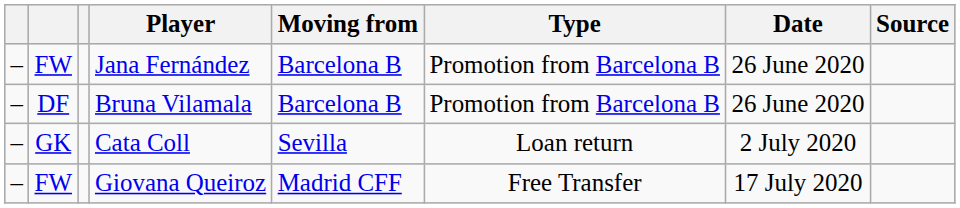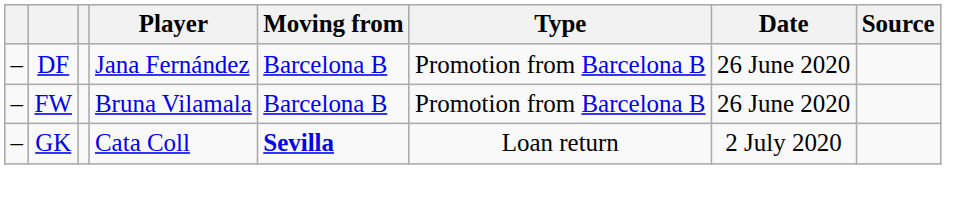(53, 63) FW -> (53, 63) DF
(53, 103) DF -> (53, 103) FW
(312, 143) normal -> (299, 143) bold
- row: (181, 182)
